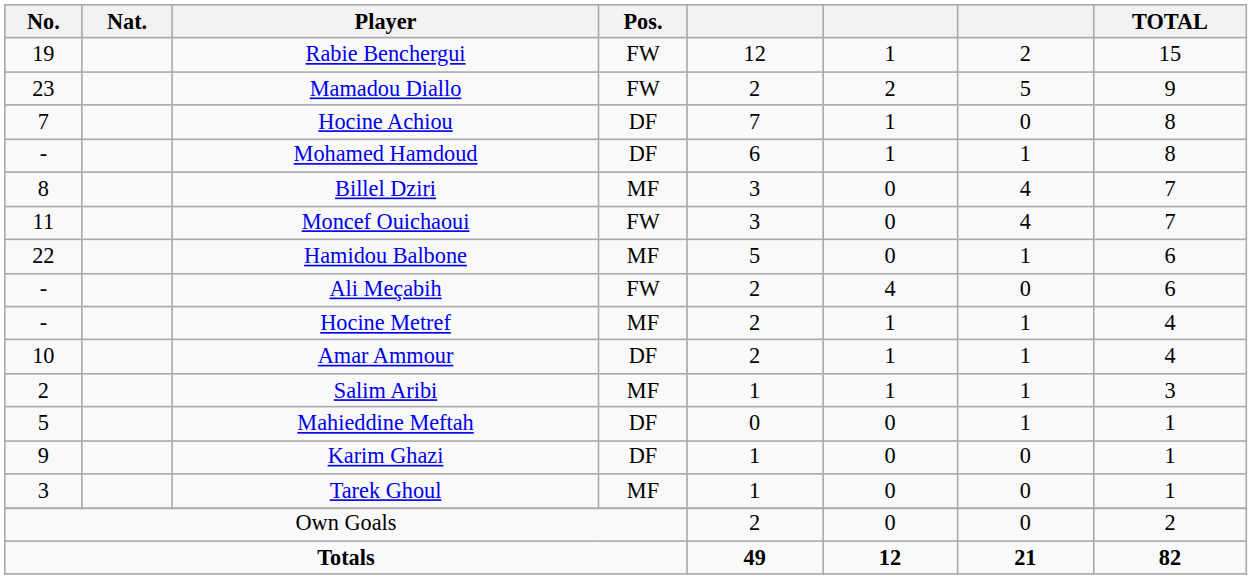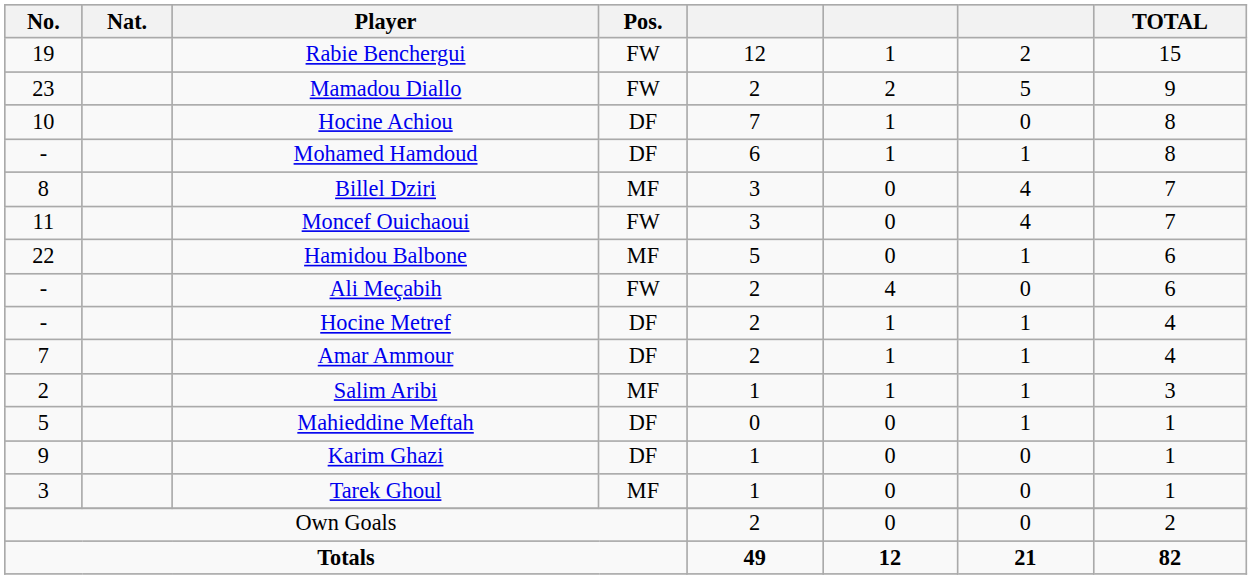(43, 121) 7 -> (43, 121) 10
(643, 322) MF -> (643, 322) DF
(43, 356) 10 -> (43, 356) 7
